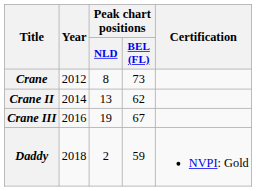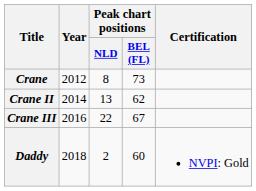(106, 118) 19 -> (106, 118) 22
(139, 156) 59 -> (139, 156) 60
